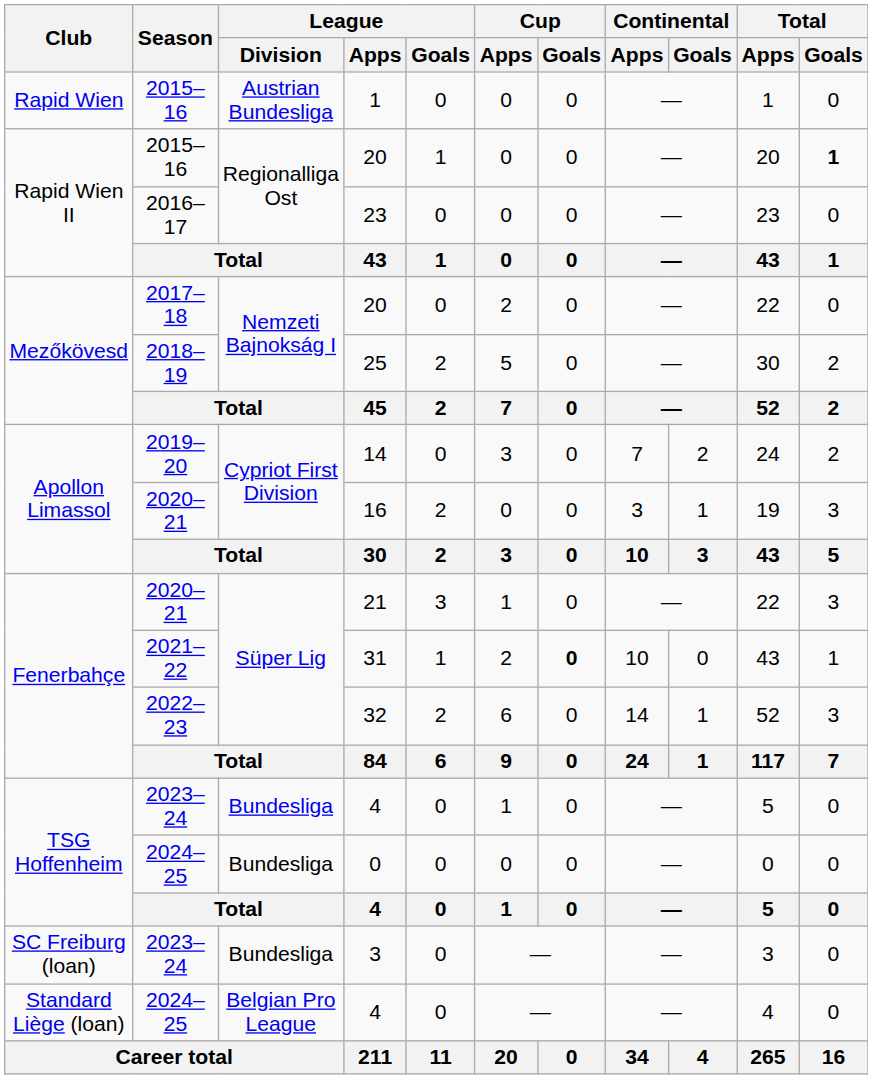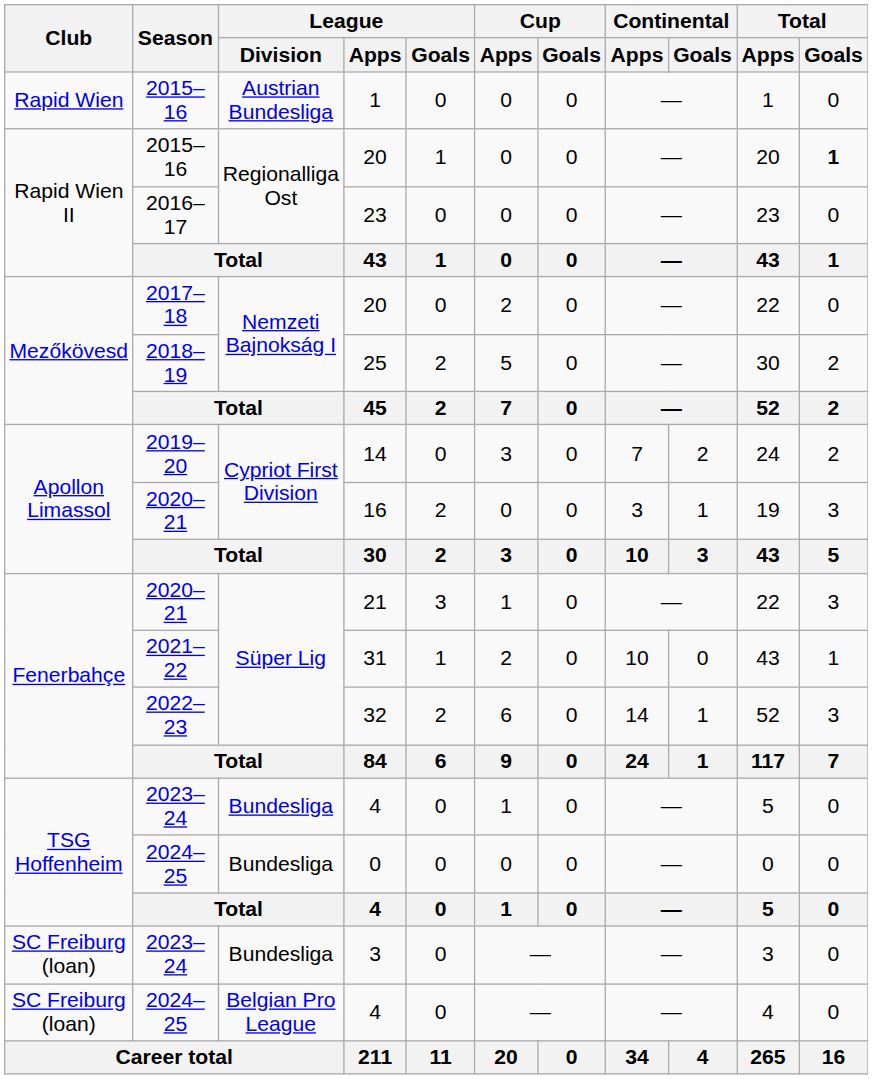(572, 658) bold -> (572, 658) normal
(69, 1011) Standard Liège (loan) -> (69, 1011) SC Freiburg (loan)
